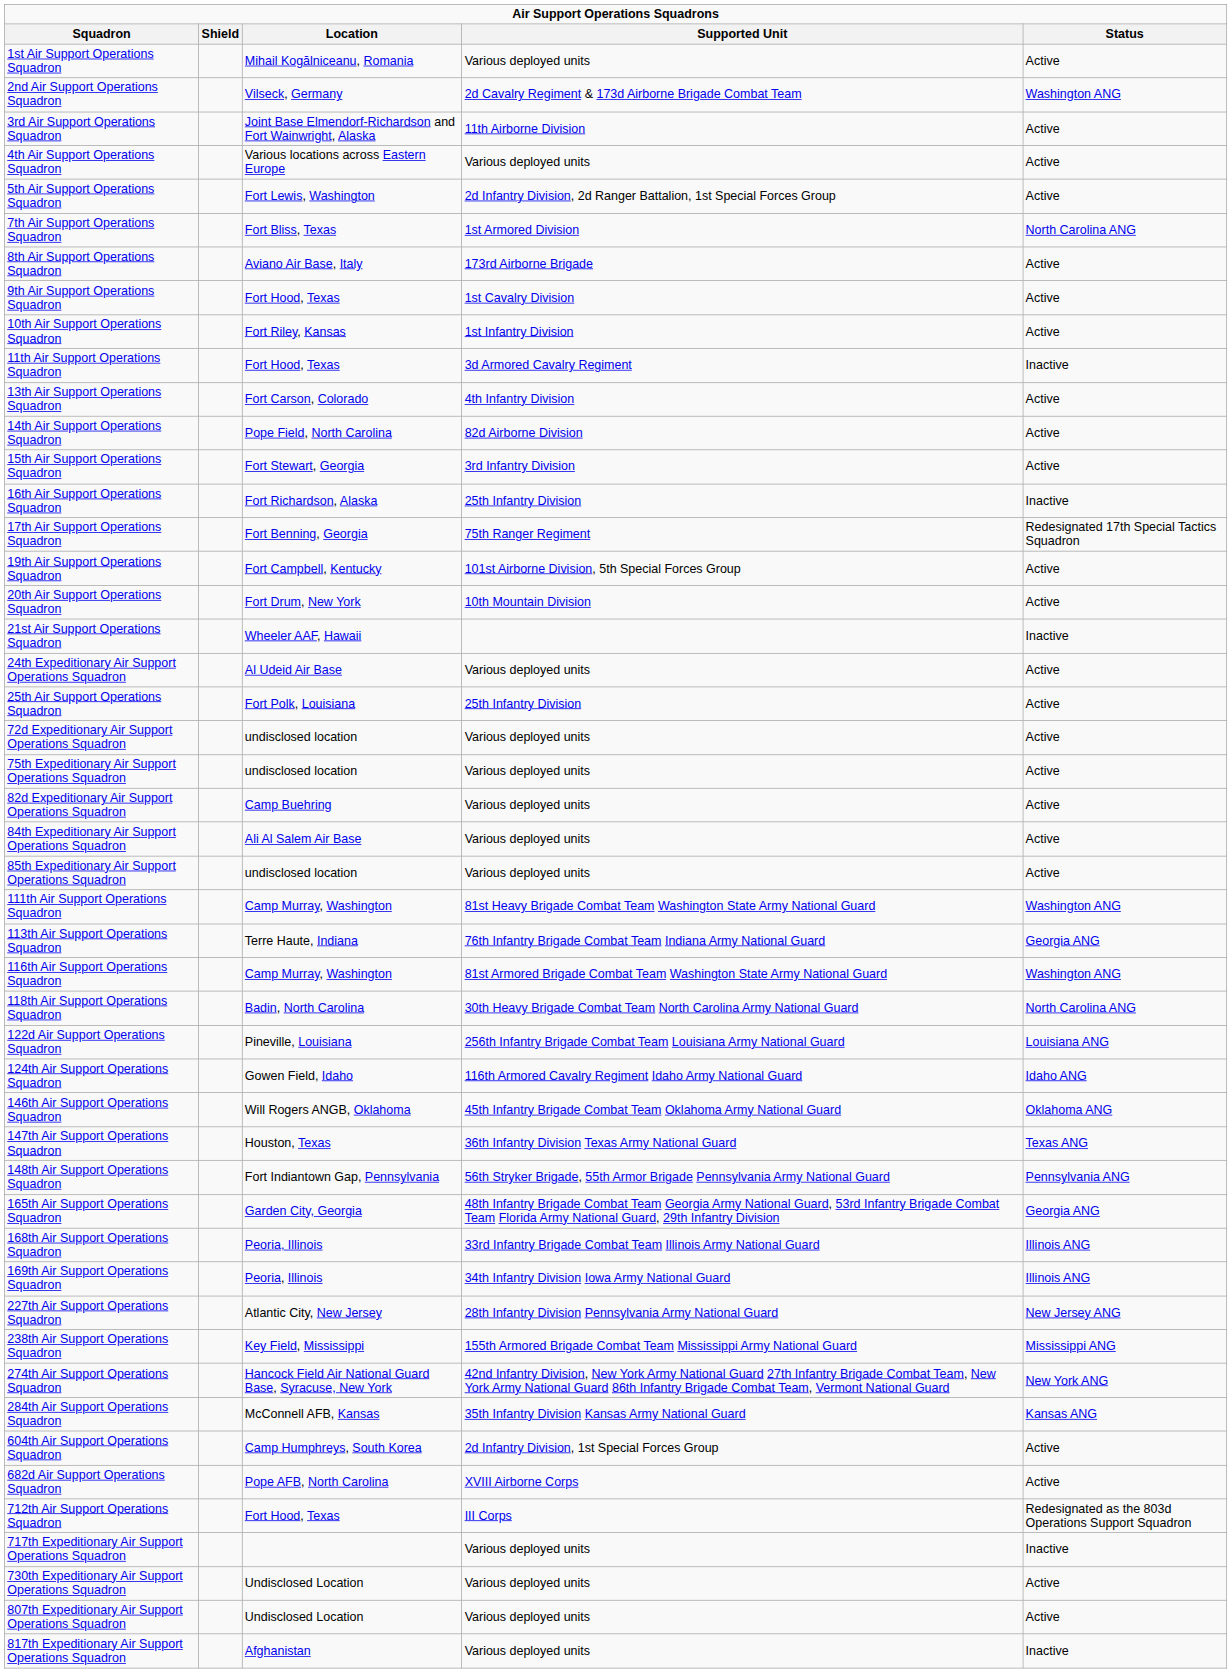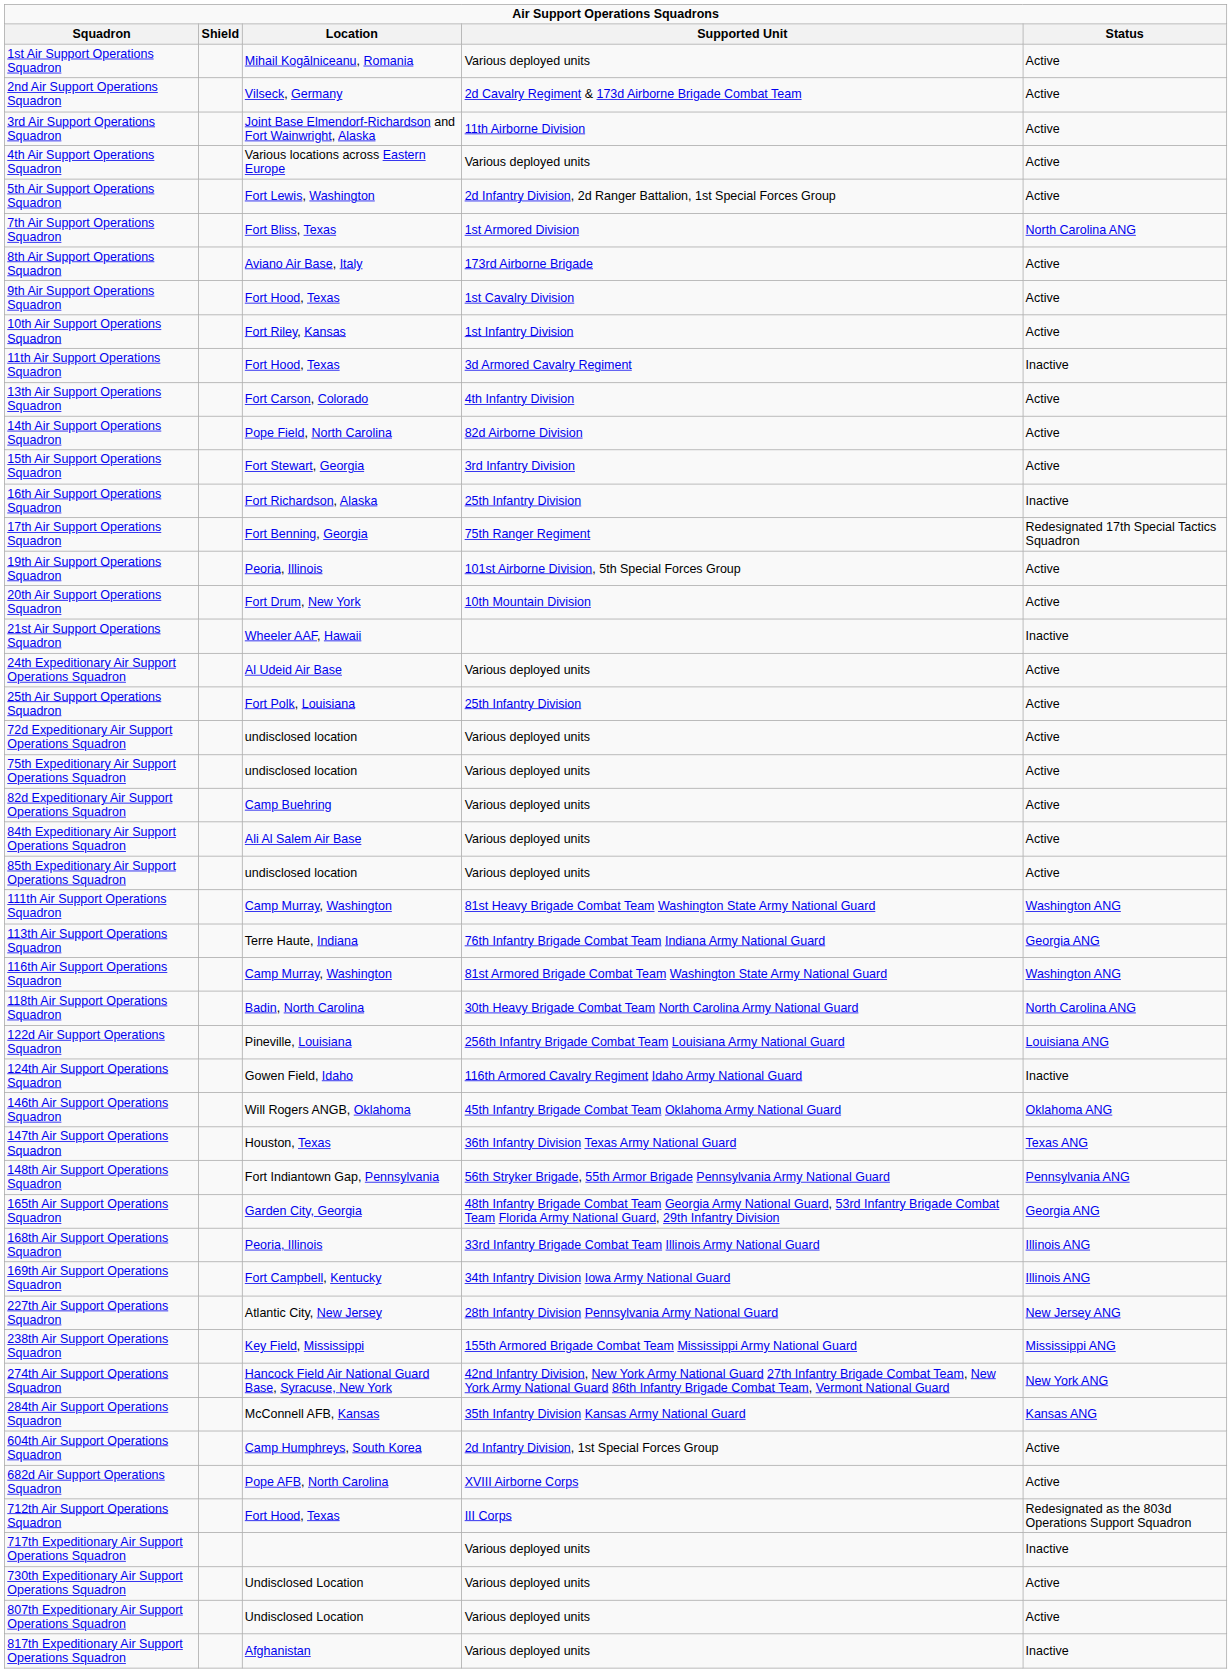(1073, 94) Washington ANG -> (1043, 94) Active
(313, 568) Fort Campbell, Kentucky -> (284, 568) Peoria, Illinois
(1056, 1075) Idaho ANG -> (1047, 1075) Inactive
(284, 1278) Peoria, Illinois -> (313, 1278) Fort Campbell, Kentucky
